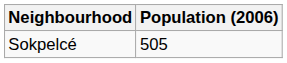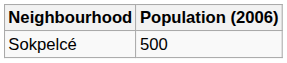(154, 44) 505 -> (154, 44) 500
